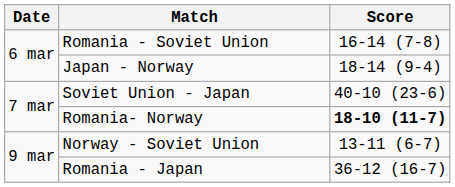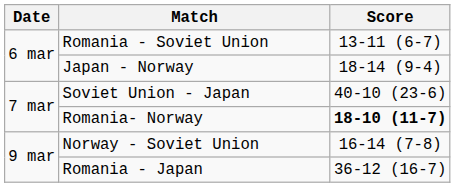(390, 43) 16-14 (7-8) -> (390, 43) 13-11 (6-7)
(390, 144) 13-11 (6-7) -> (390, 144) 16-14 (7-8)
